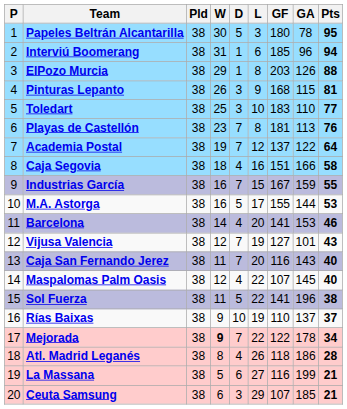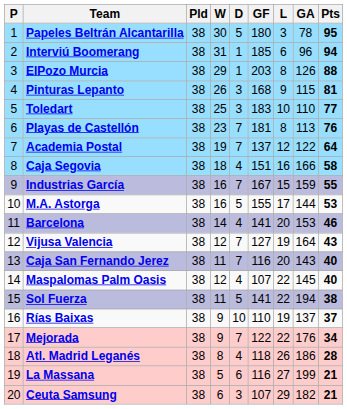columns swapped: (258, 14) <-> (280, 14)
(306, 242) 101 -> (306, 242) 164
(306, 299) 196 -> (306, 299) 194
(220, 337) bold -> (220, 337) normal
(306, 337) 178 -> (306, 337) 176
(306, 394) 185 -> (306, 394) 182
